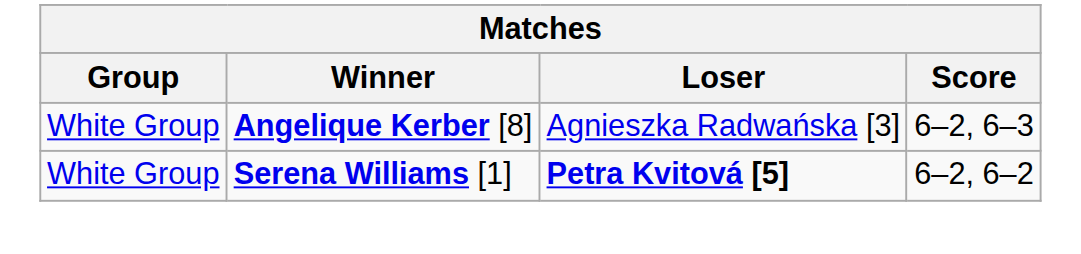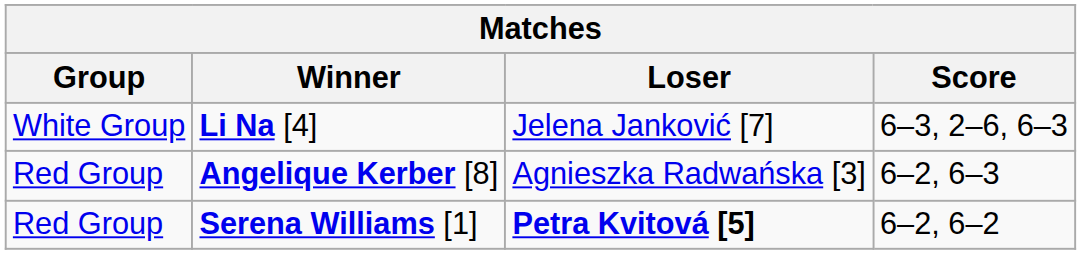+ row: (258, 126)
(133, 126) White Group -> (88, 175) Red Group
(133, 175) White Group -> (88, 223) Red Group
